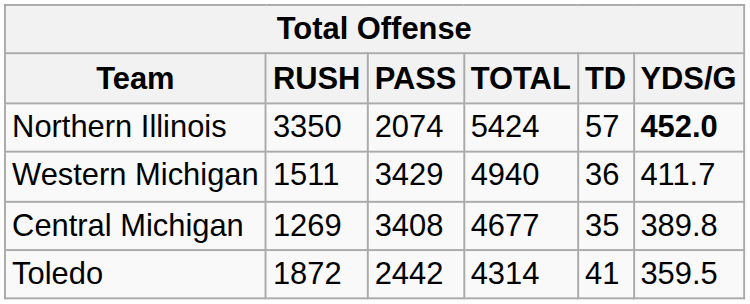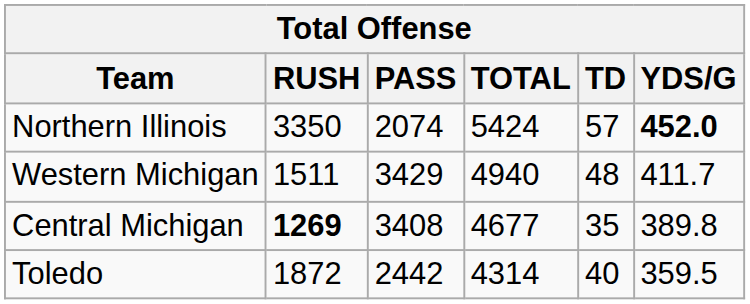(602, 175) 36 -> (602, 175) 48
(307, 224) normal -> (307, 224) bold
(602, 273) 41 -> (602, 273) 40
